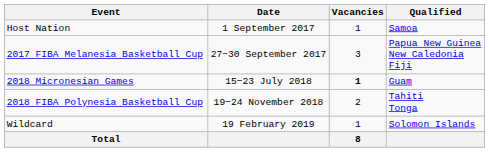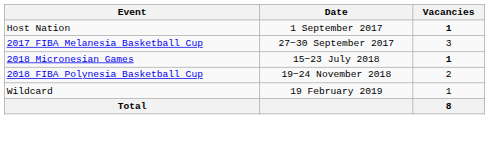- column: (436, 12)
(358, 28) normal -> (449, 28) bold
